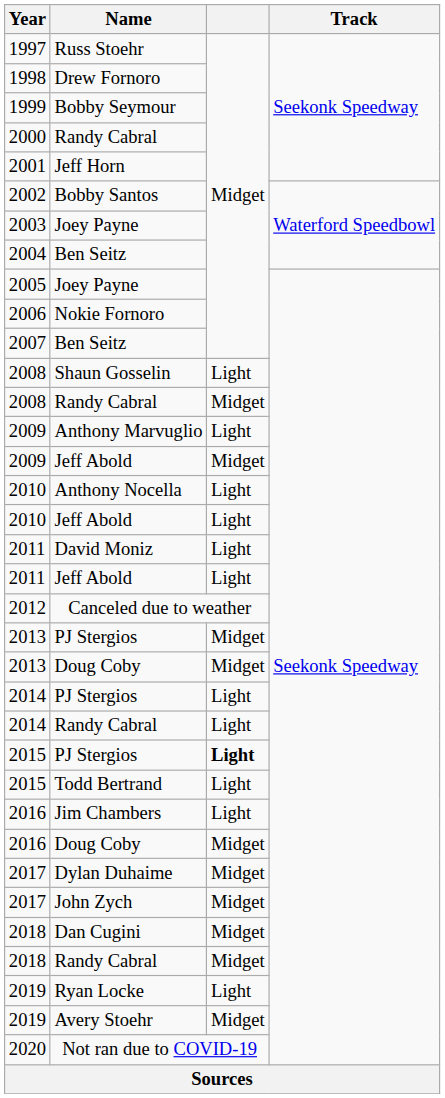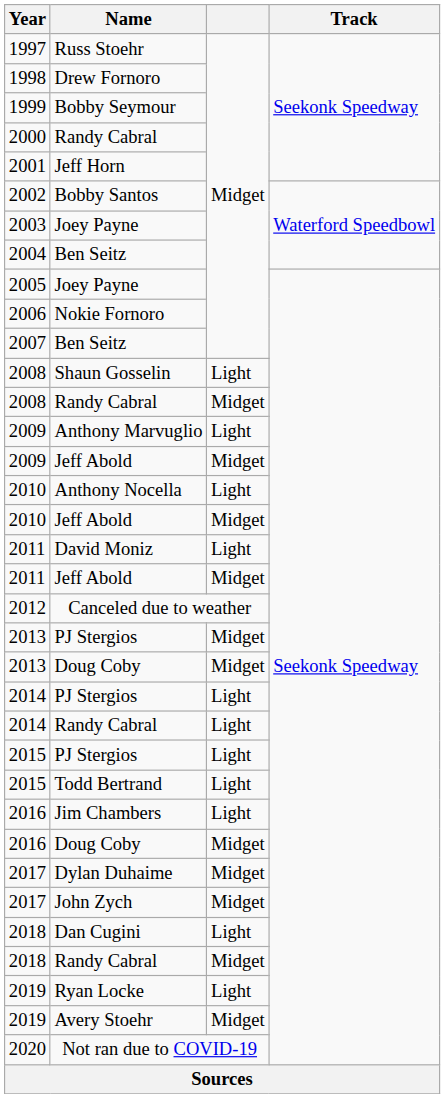(231, 519) Light -> (238, 519) Midget
(231, 578) Light -> (238, 578) Midget
(233, 755) bold -> (231, 755) normal
(238, 931) Midget -> (231, 931) Light
